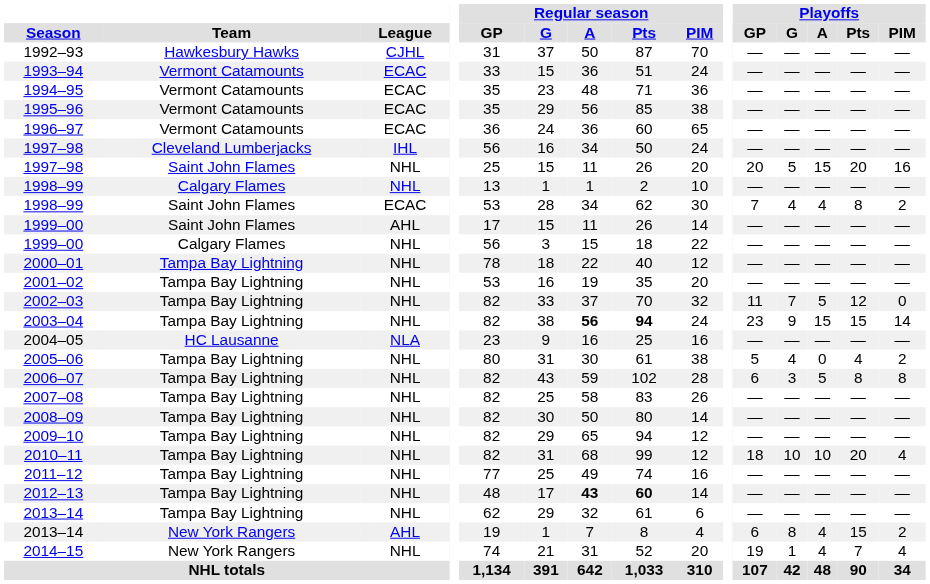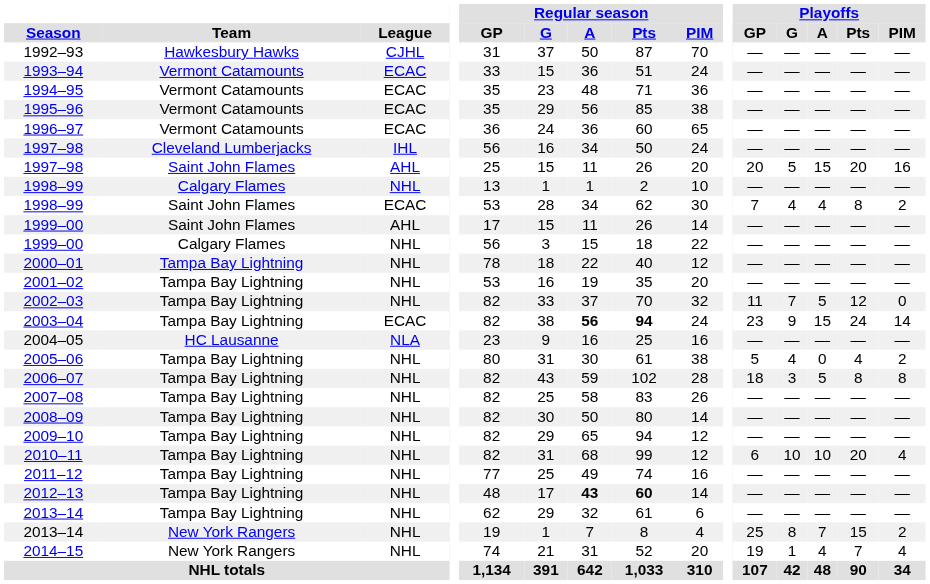(405, 167) NHL -> (405, 167) AHL
(405, 320) NHL -> (405, 320) ECAC
(858, 320) 15 -> (858, 320) 24
(755, 378) 6 -> (755, 378) 18
(755, 455) 18 -> (755, 455) 6
(405, 532) AHL -> (405, 532) NHL
(755, 532) 6 -> (755, 532) 25
(822, 532) 4 -> (822, 532) 7
